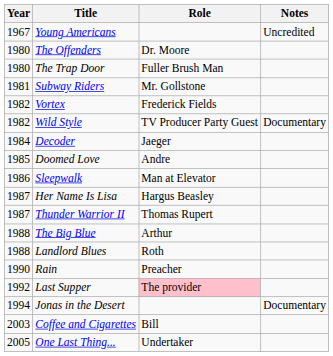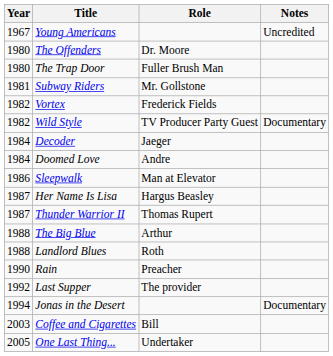(19, 159) 1985 -> (19, 159) 1984
(171, 287) pink background -> (171, 287) no background
